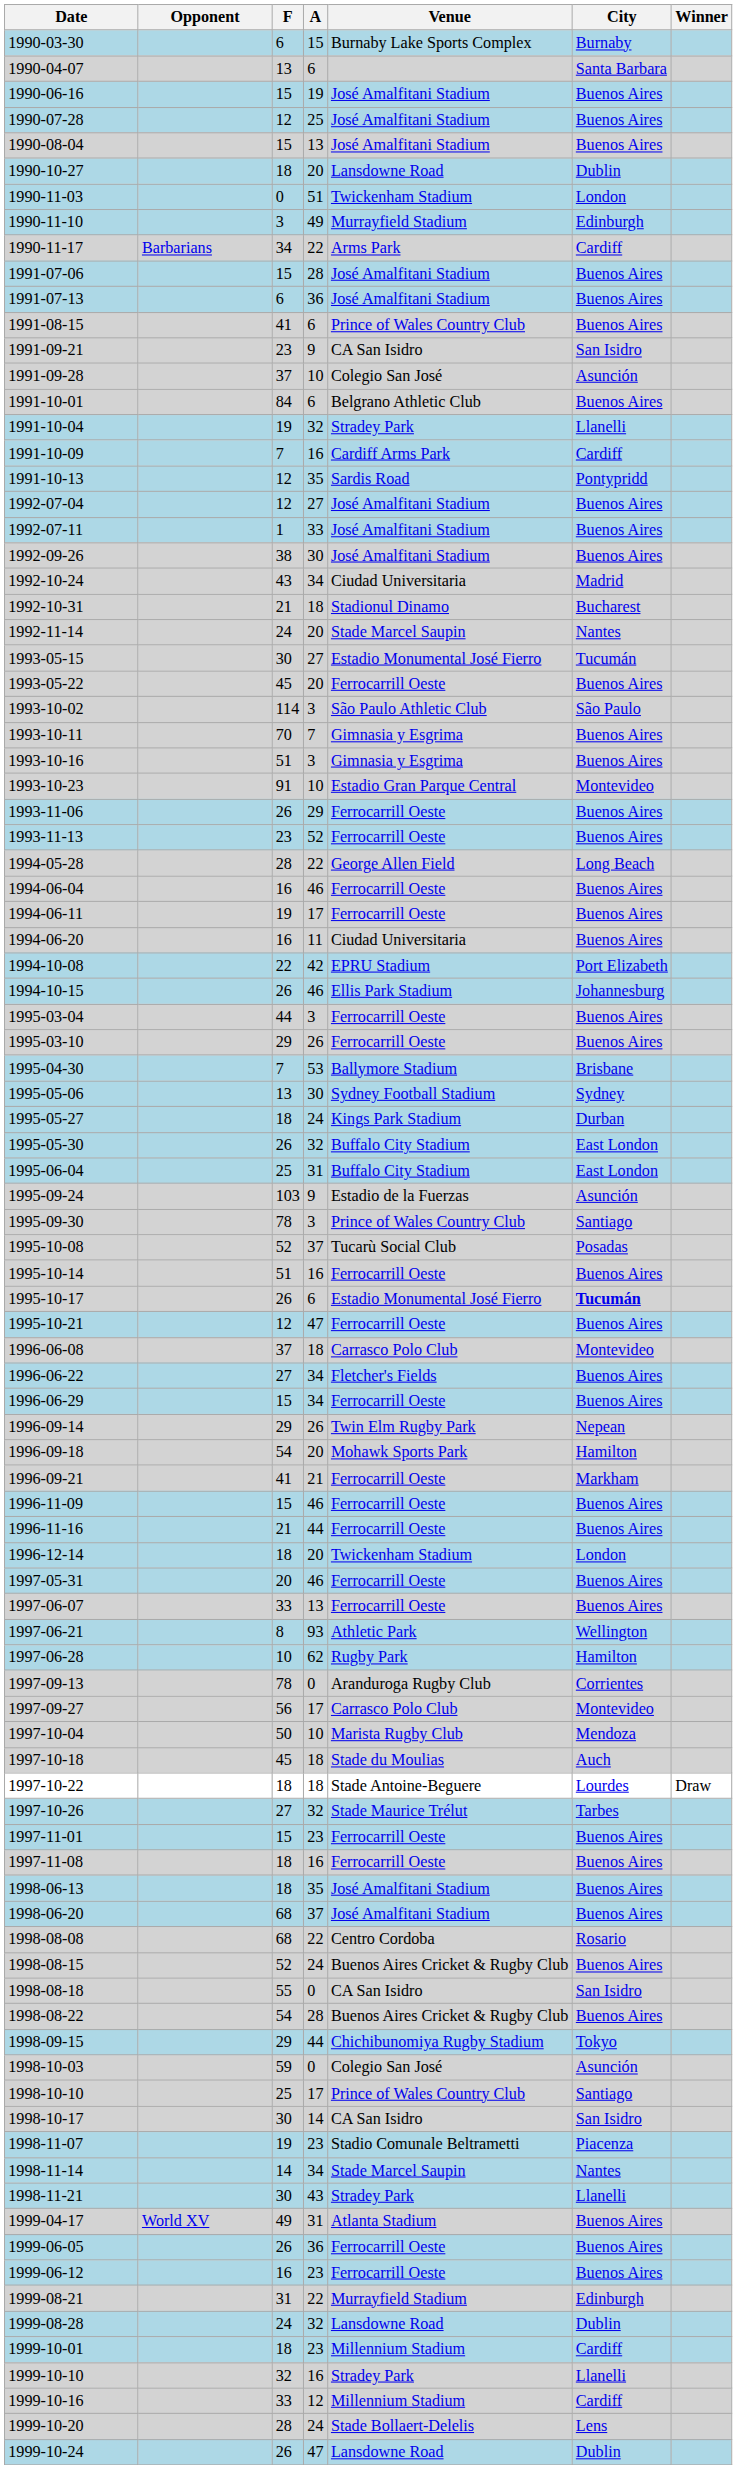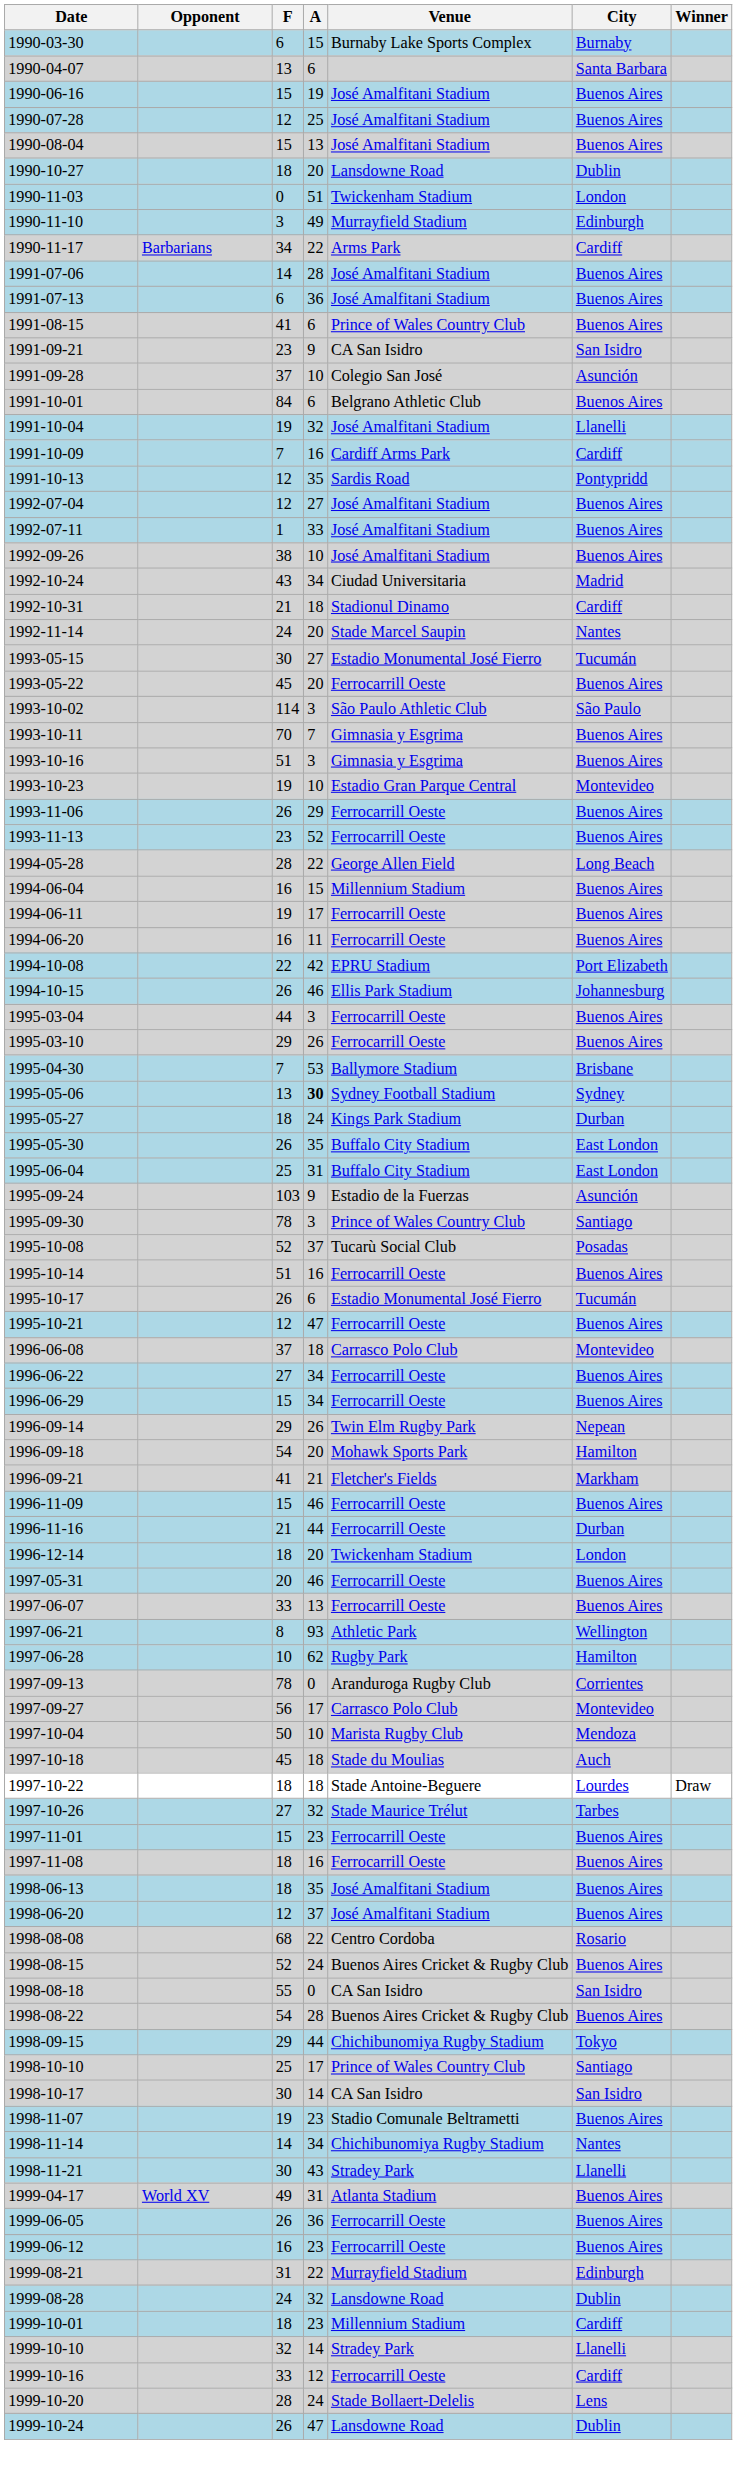(284, 273) 15 -> (284, 273) 14
(372, 427) Stradey Park -> (410, 427) José Amalfitani Stadium
(315, 555) 30 -> (315, 555) 10
(608, 606) Bucharest -> (599, 606) Cardiff
(284, 786) 91 -> (284, 786) 19
(315, 888) 46 -> (315, 888) 15
(388, 888) Ferrocarrill Oeste -> (398, 888) Millennium Stadium
(398, 939) Ciudad Universitaria -> (388, 939) Ferrocarrill Oeste
(315, 1093) normal -> (315, 1093) bold
(315, 1144) 32 -> (315, 1144) 35
(608, 1298) bold -> (606, 1298) normal
(384, 1375) Fletcher's Fields -> (388, 1375) Ferrocarrill Oeste
(388, 1478) Ferrocarrill Oeste -> (384, 1478) Fletcher's Fields
(619, 1529) Buenos Aires -> (600, 1529) Durban
(284, 1913) 68 -> (284, 1913) 12
- row: (46, 2067)
(605, 2144) Piacenza -> (619, 2118) Buenos Aires
(398, 2170) Stade Marcel Saupin -> (437, 2144) Chichibunomiya Rugby Stadium
(315, 2375) 16 -> (315, 2349) 14
(398, 2400) Millennium Stadium -> (388, 2375) Ferrocarrill Oeste
